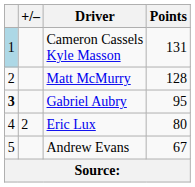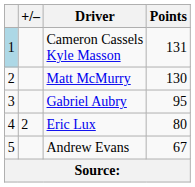(176, 78) 128 -> (176, 78) 130
(11, 101) bold -> (11, 101) normal
